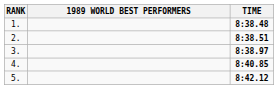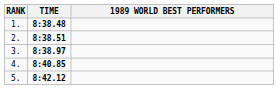columns swapped: (129, 11) <-> (252, 11)
